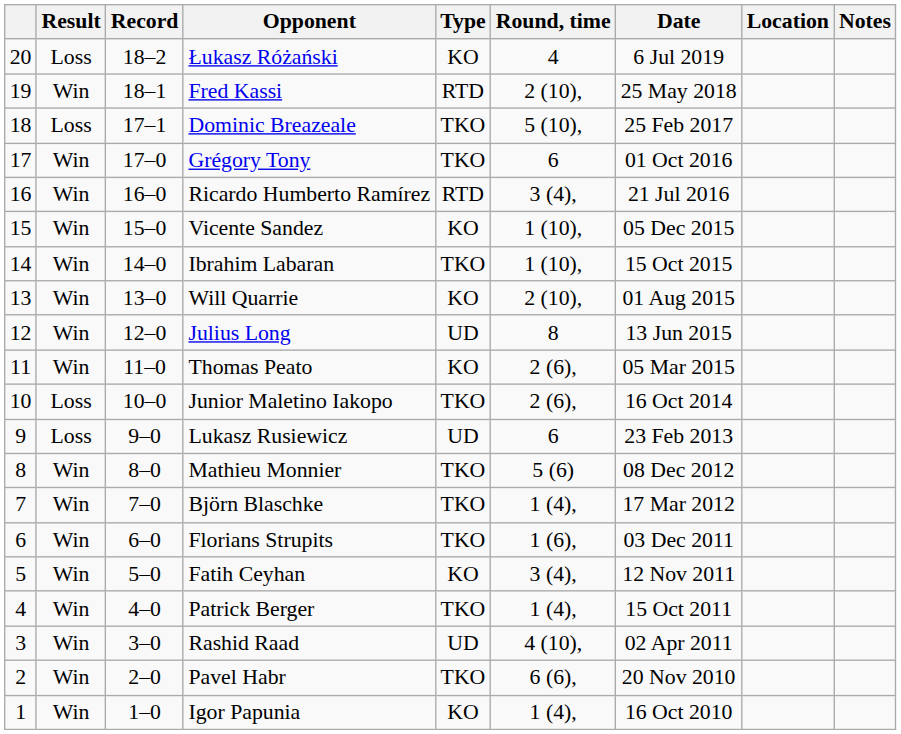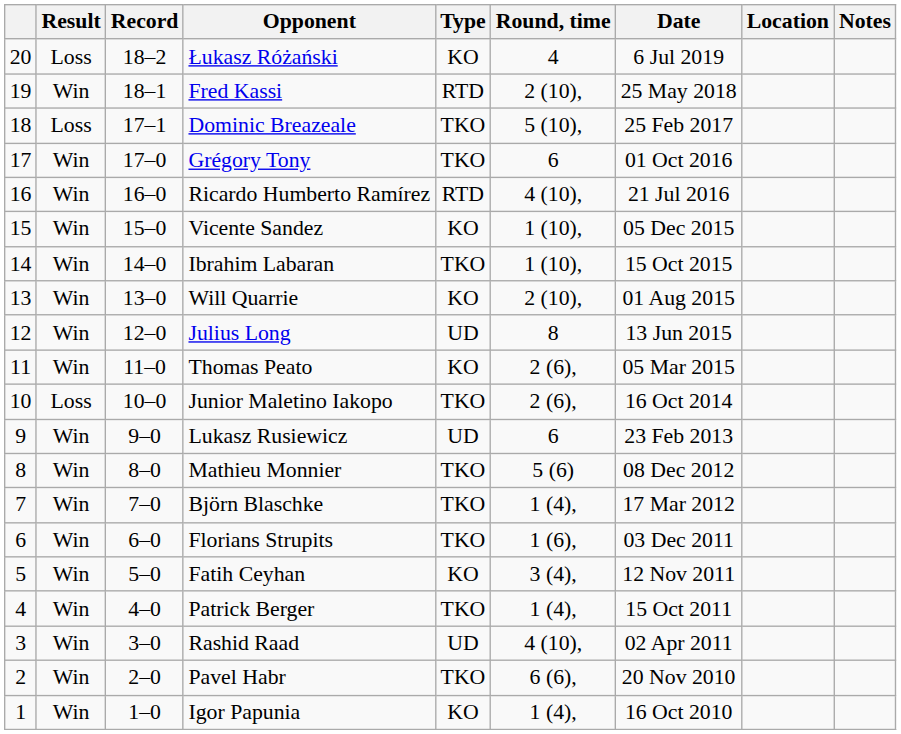(553, 194) 3 (4), -> (553, 194) 4 (10),
(71, 435) Loss -> (71, 435) Win
